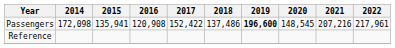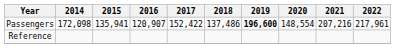(149, 24) 120,908 -> (149, 24) 120,907
(298, 24) 148,545 -> (298, 24) 148,554
